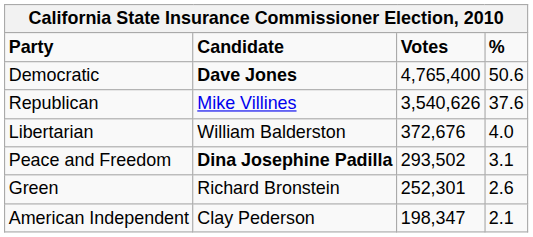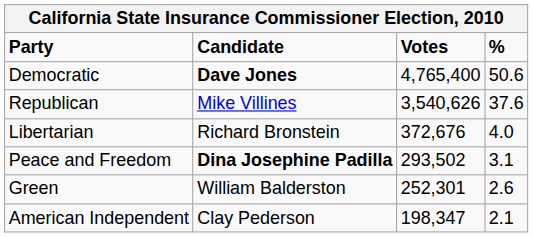(271, 132) William Balderston -> (268, 132) Richard Bronstein
(268, 189) Richard Bronstein -> (271, 189) William Balderston
